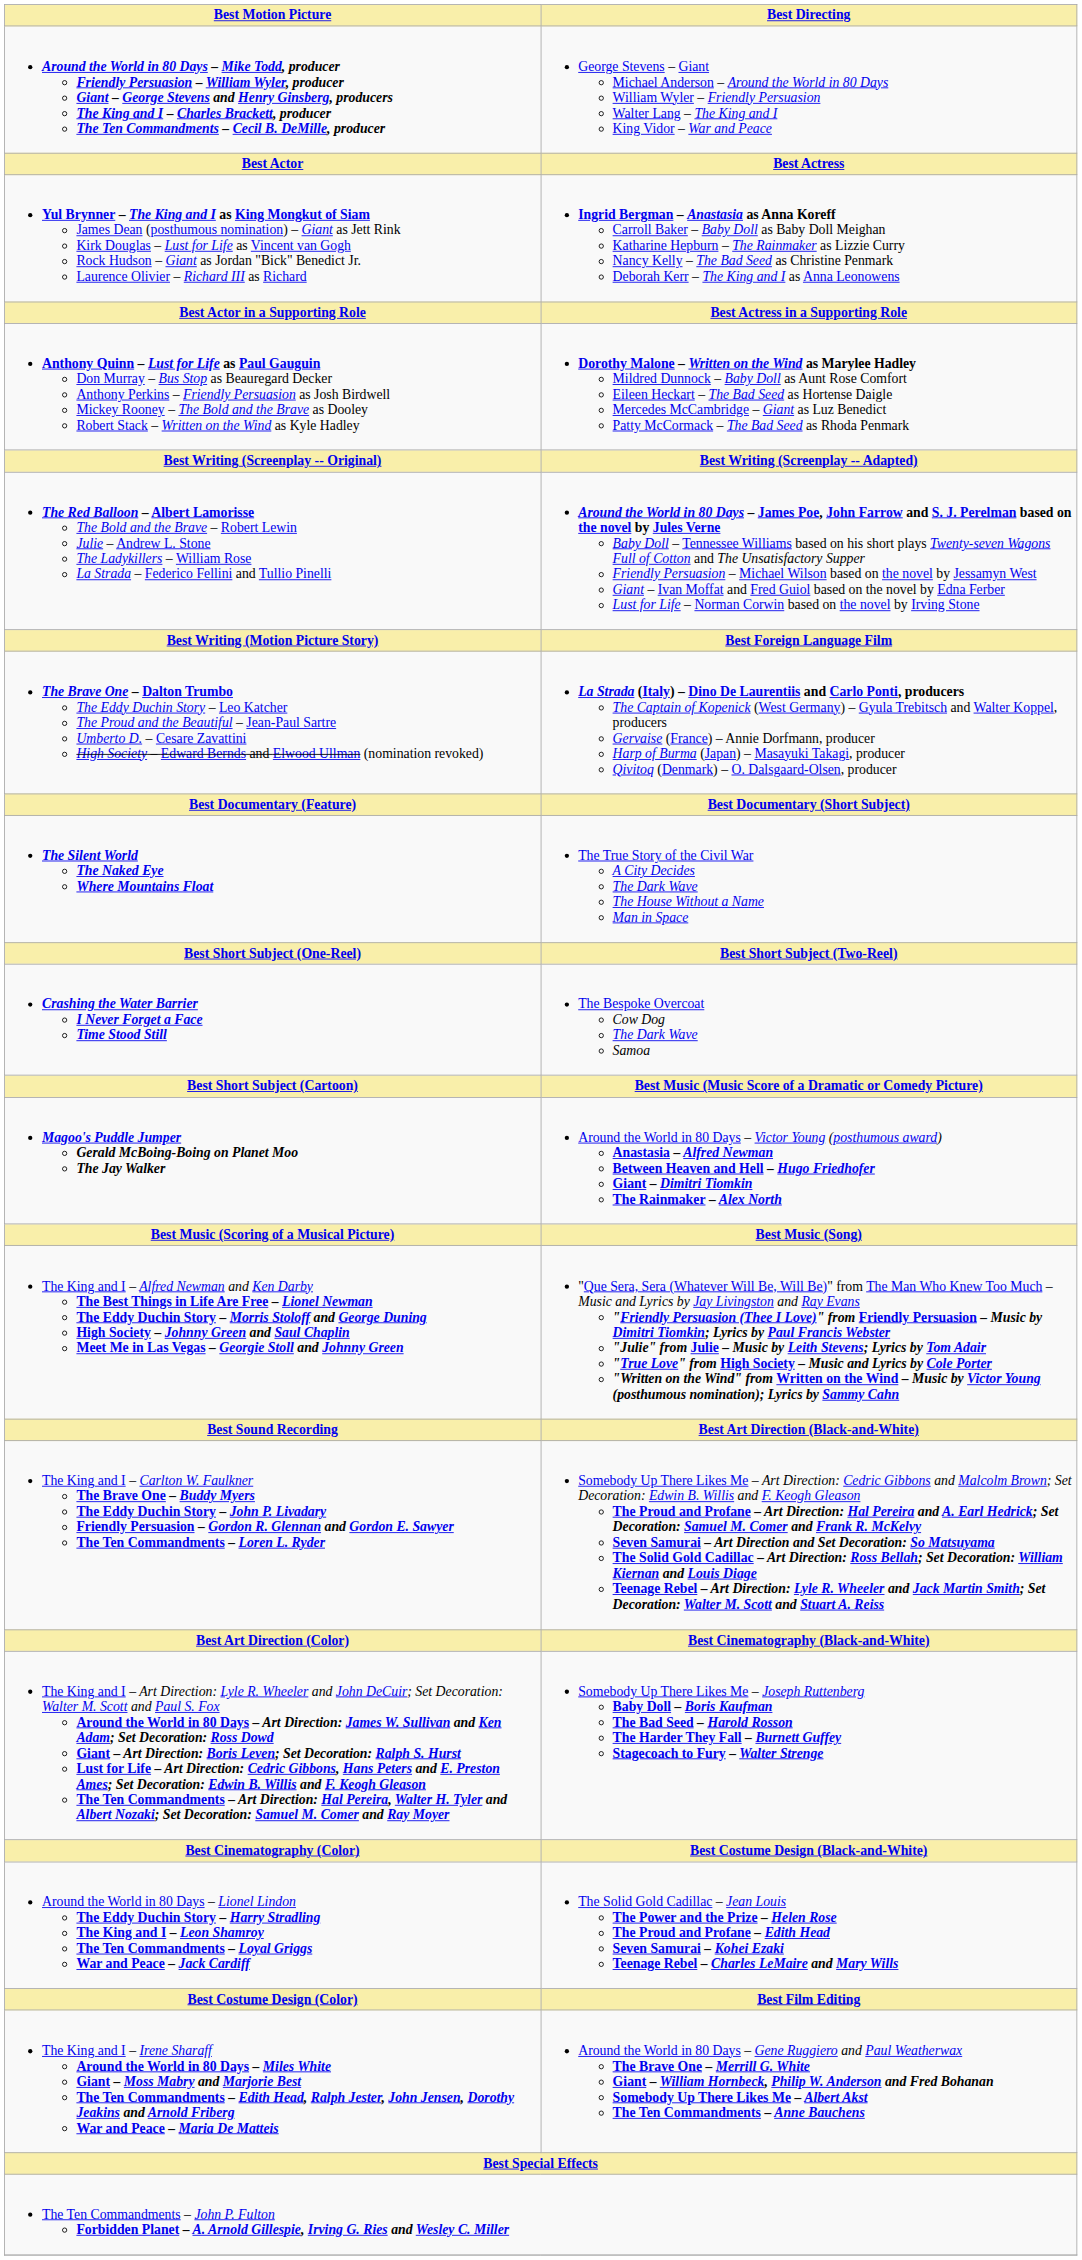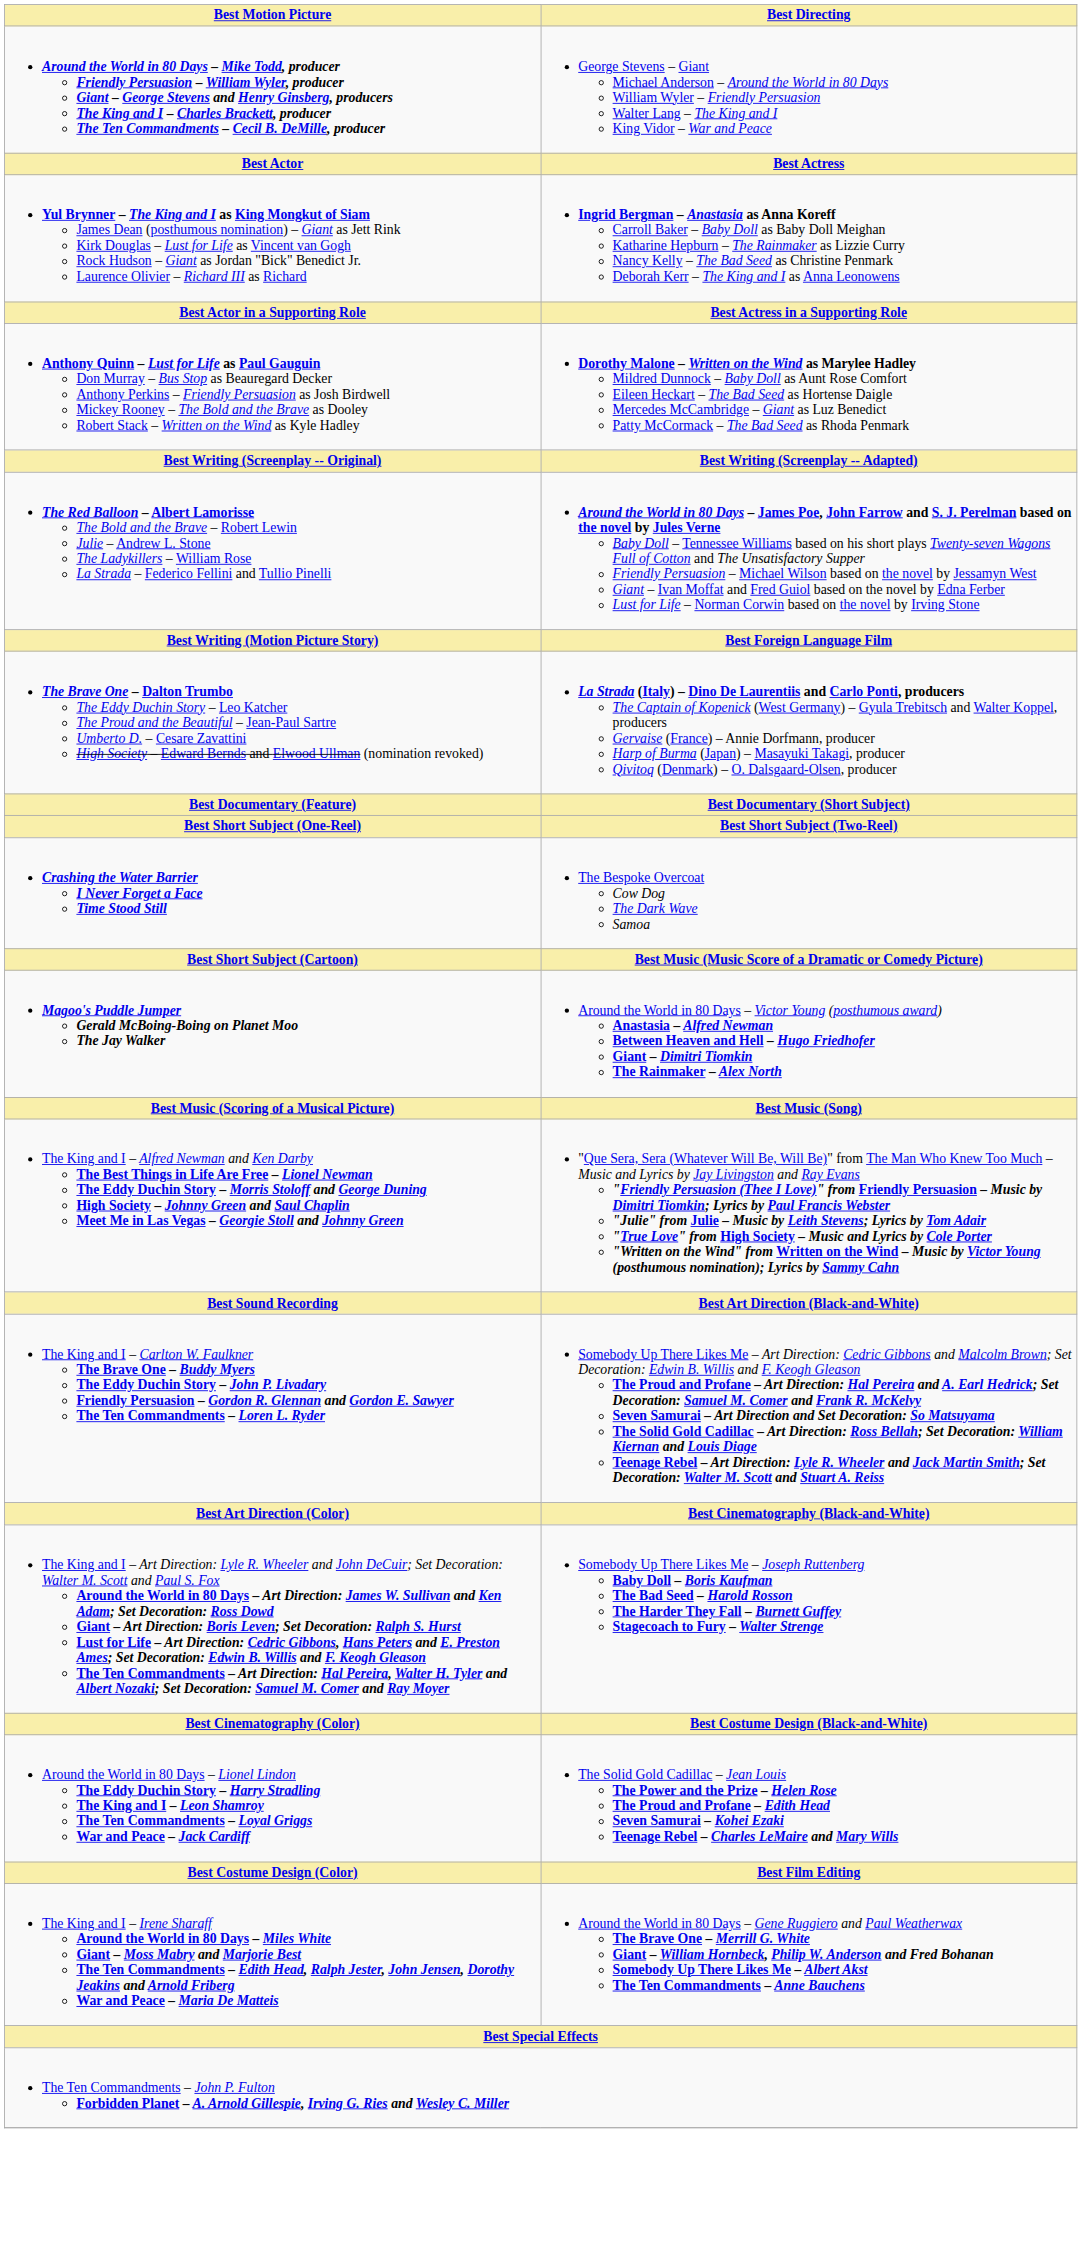- row: (273, 871)
